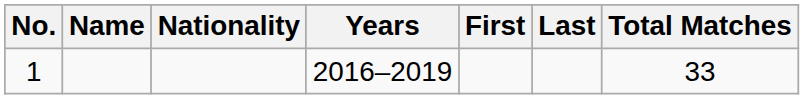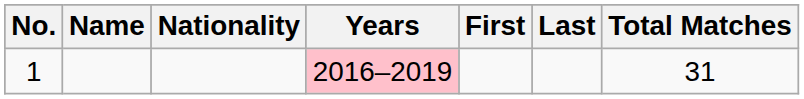(382, 70) no background -> (382, 70) pink background
(700, 70) 33 -> (700, 70) 31
